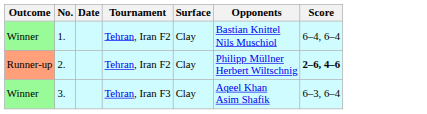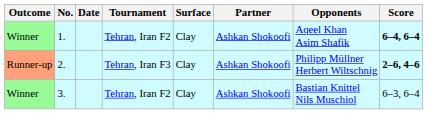+ column: (253, 13)
(248, 36) Bastian Knittel Nils Muschiol -> (322, 36) Aqeel Khan Asim Shafik
(321, 36) normal -> (401, 36) bold
(138, 65) Tehran, Iran F2 -> (138, 65) Tehran, Iran F3
(138, 94) Tehran, Iran F3 -> (138, 94) Tehran, Iran F2
(243, 94) Aqeel Khan Asim Shafik -> (328, 94) Bastian Knittel Nils Muschiol
